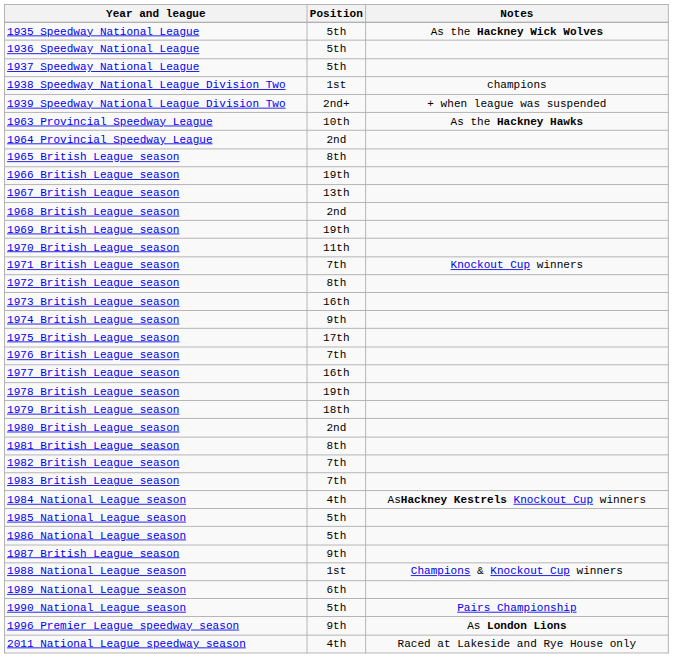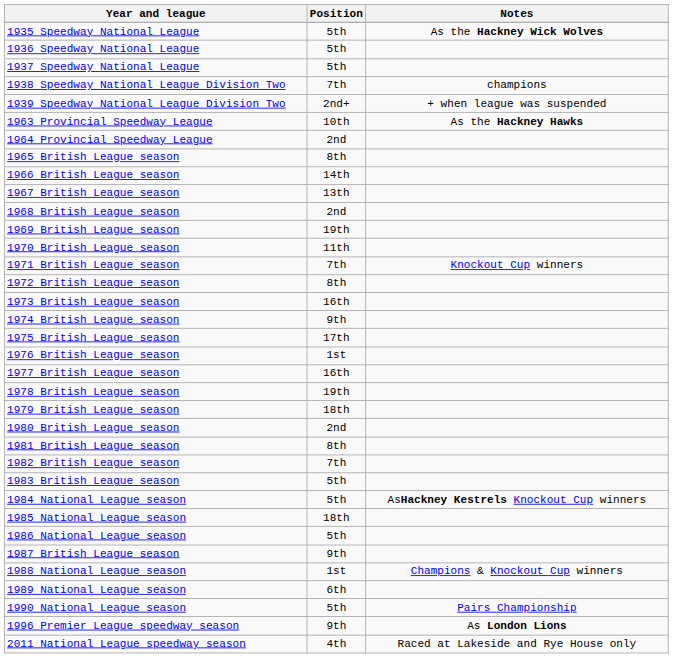(336, 85) 1st -> (336, 85) 7th
(336, 176) 19th -> (336, 176) 14th
(336, 356) 7th -> (336, 356) 1st
(336, 482) 7th -> (336, 482) 5th
(336, 500) 4th -> (336, 500) 5th
(336, 518) 5th -> (336, 518) 18th
